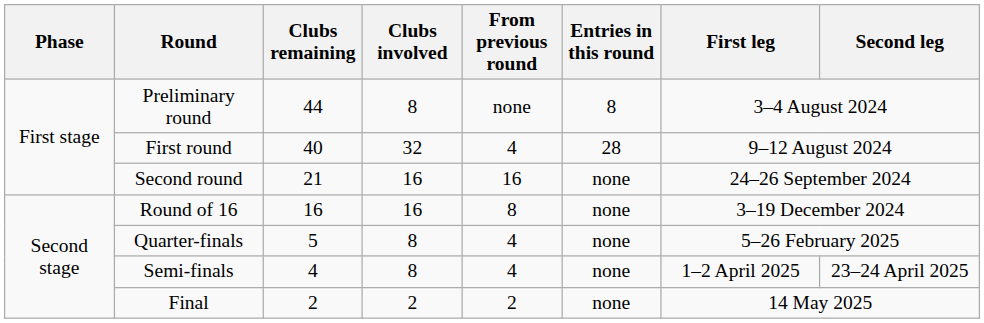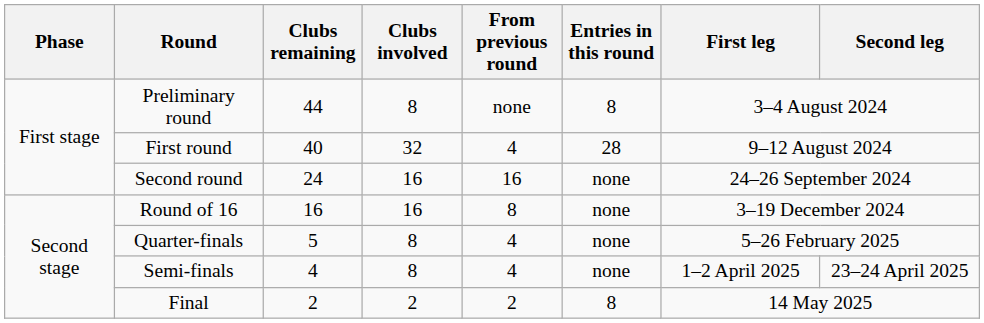(313, 178) 21 -> (313, 178) 24
(611, 302) none -> (611, 302) 8
